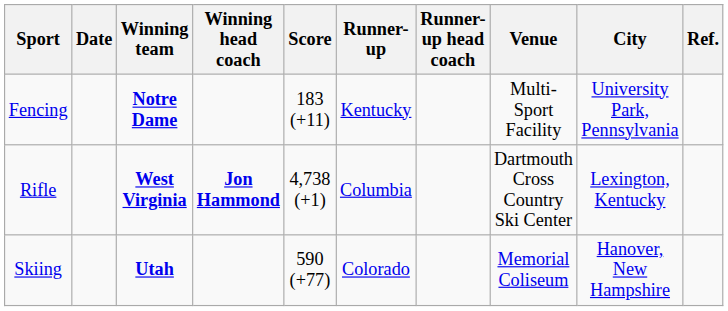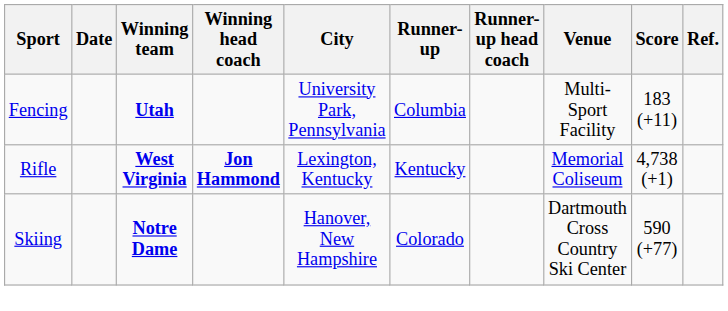columns swapped: (310, 39) <-> (630, 39)
(155, 109) Notre Dame -> (155, 109) Utah
(376, 109) Kentucky -> (430, 109) Columbia
(376, 189) Columbia -> (430, 169) Kentucky
(533, 189) Dartmouth Cross Country Ski Center -> (587, 169) Memorial Coliseum
(155, 269) Utah -> (155, 239) Notre Dame
(533, 269) Memorial Coliseum -> (587, 239) Dartmouth Cross Country Ski Center
